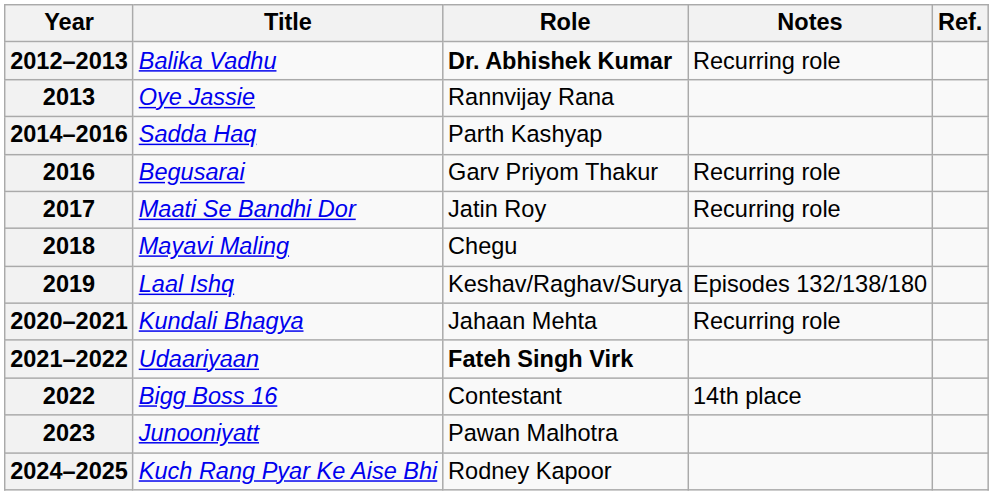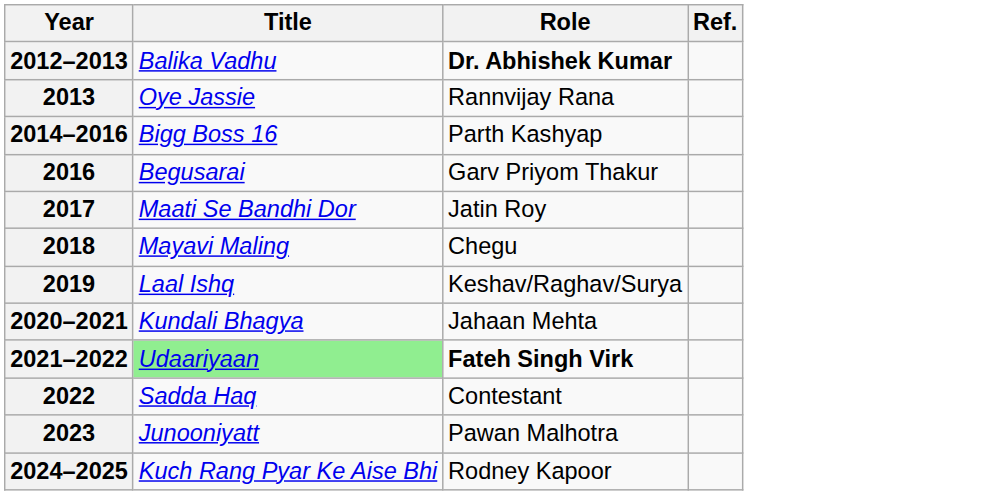- column: (810, 23)
(198, 135) Sadda Haq -> (208, 135) Bigg Boss 16
(199, 358) no background -> (199, 358) lightgreen background
(208, 396) Bigg Boss 16 -> (198, 396) Sadda Haq
